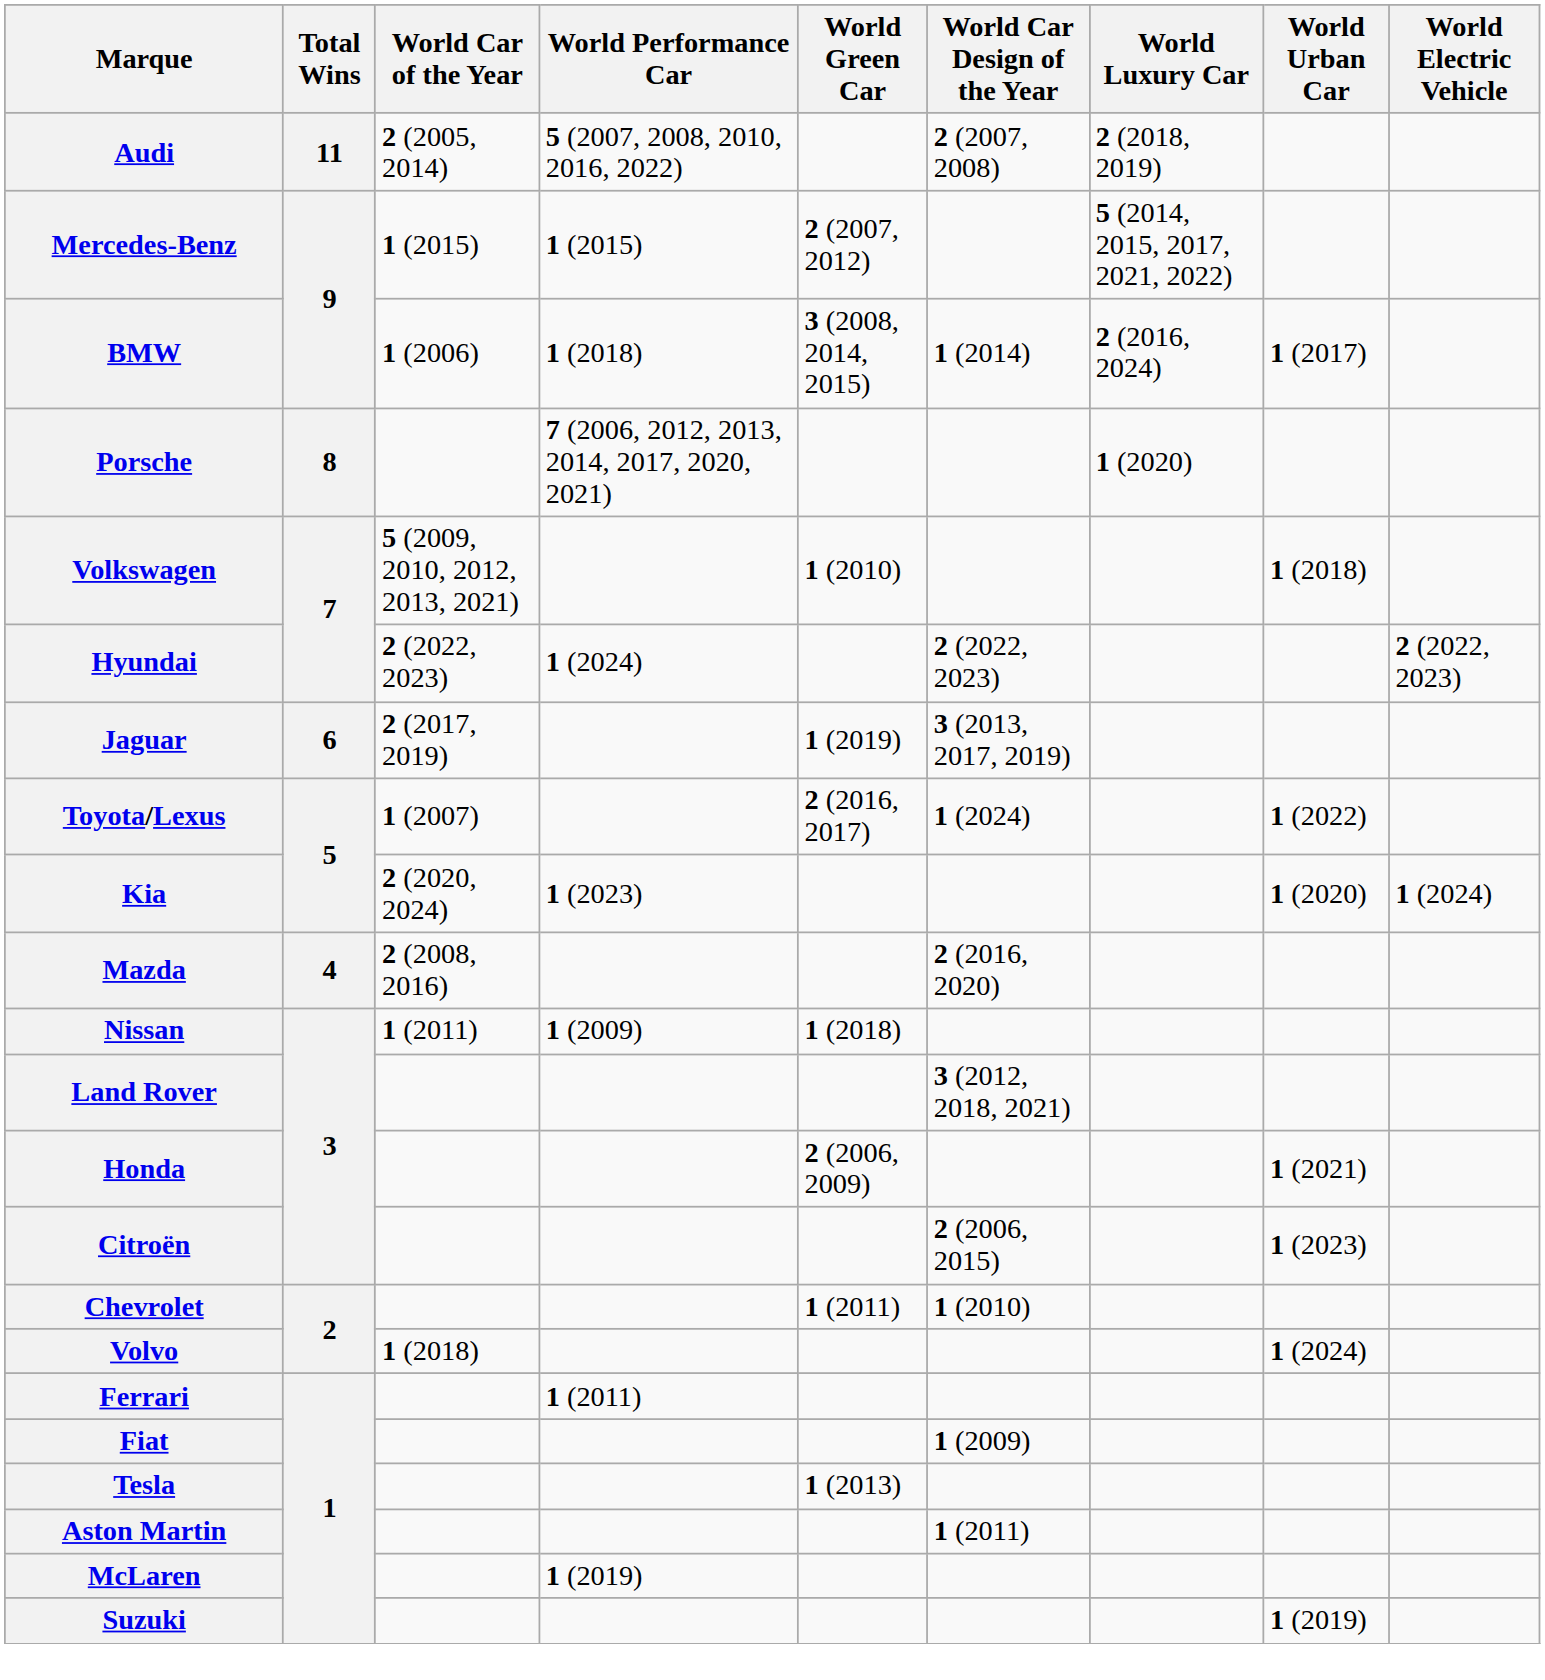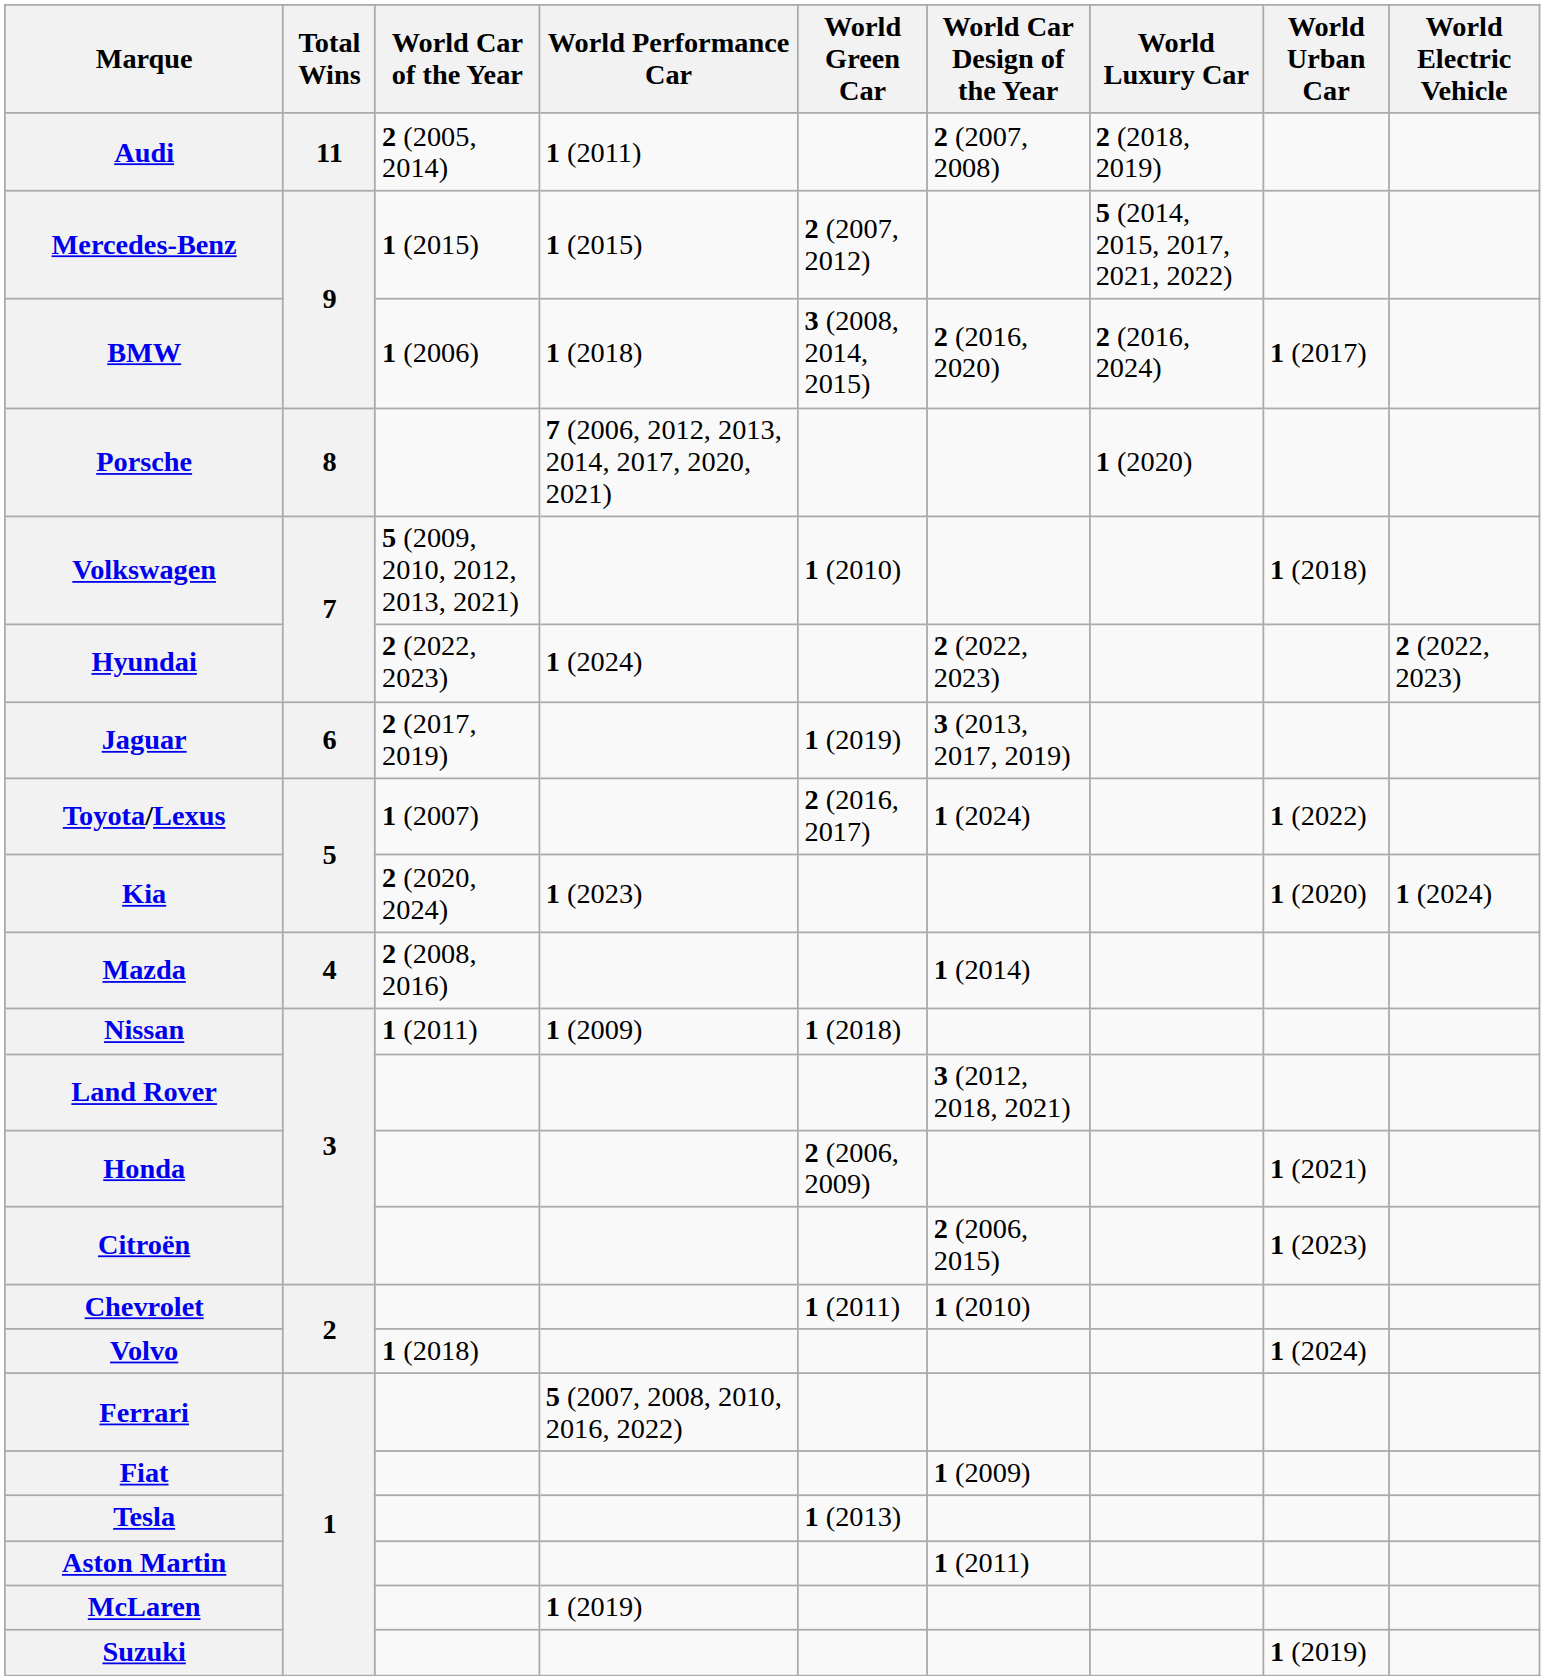(664, 151) 5 (2007, 2008, 2010, 2016, 2022) -> (594, 151) 1 (2011)
(982, 352) 1 (2014) -> (981, 352) 2 (2016, 2020)
(981, 969) 2 (2016, 2020) -> (982, 969) 1 (2014)
(594, 1395) 1 (2011) -> (664, 1411) 5 (2007, 2008, 2010, 2016, 2022)
